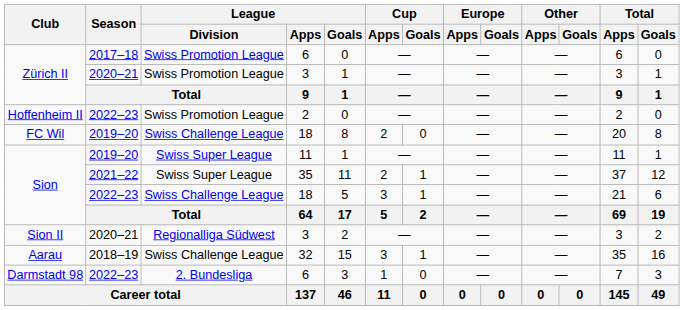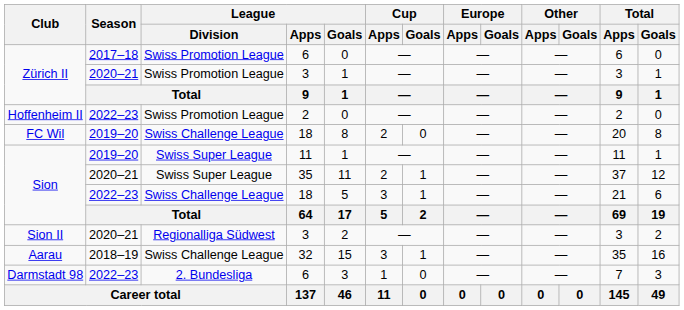(114, 174) 2021–22 -> (114, 174) 2020–21
